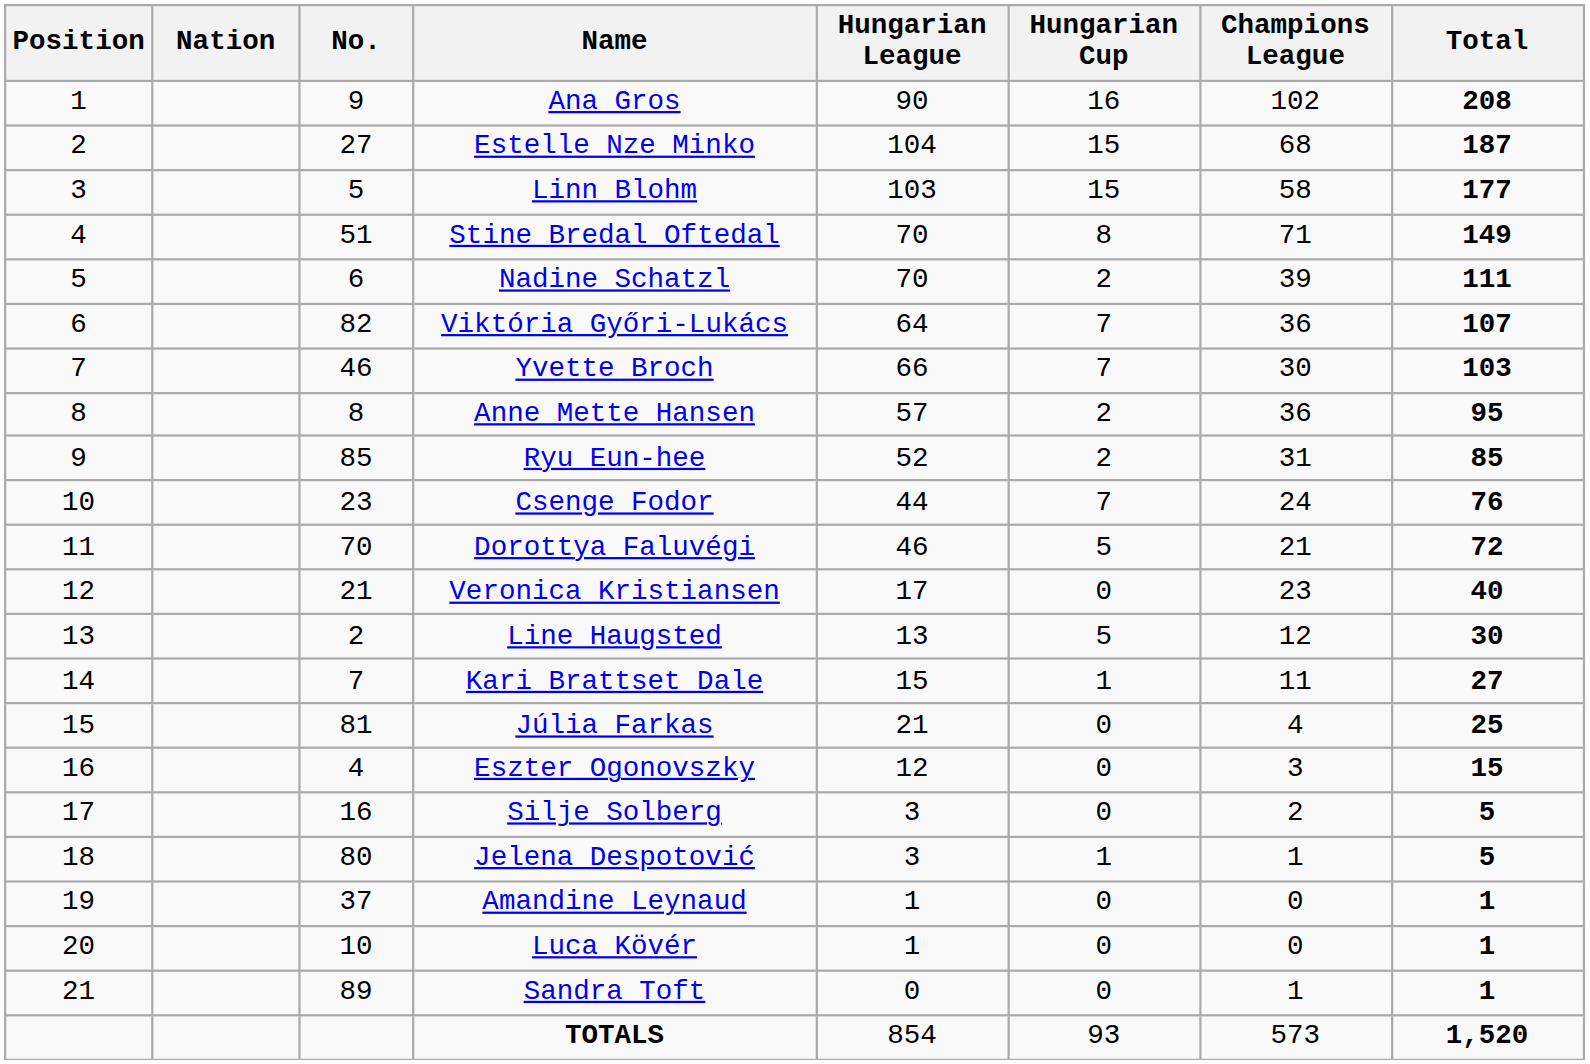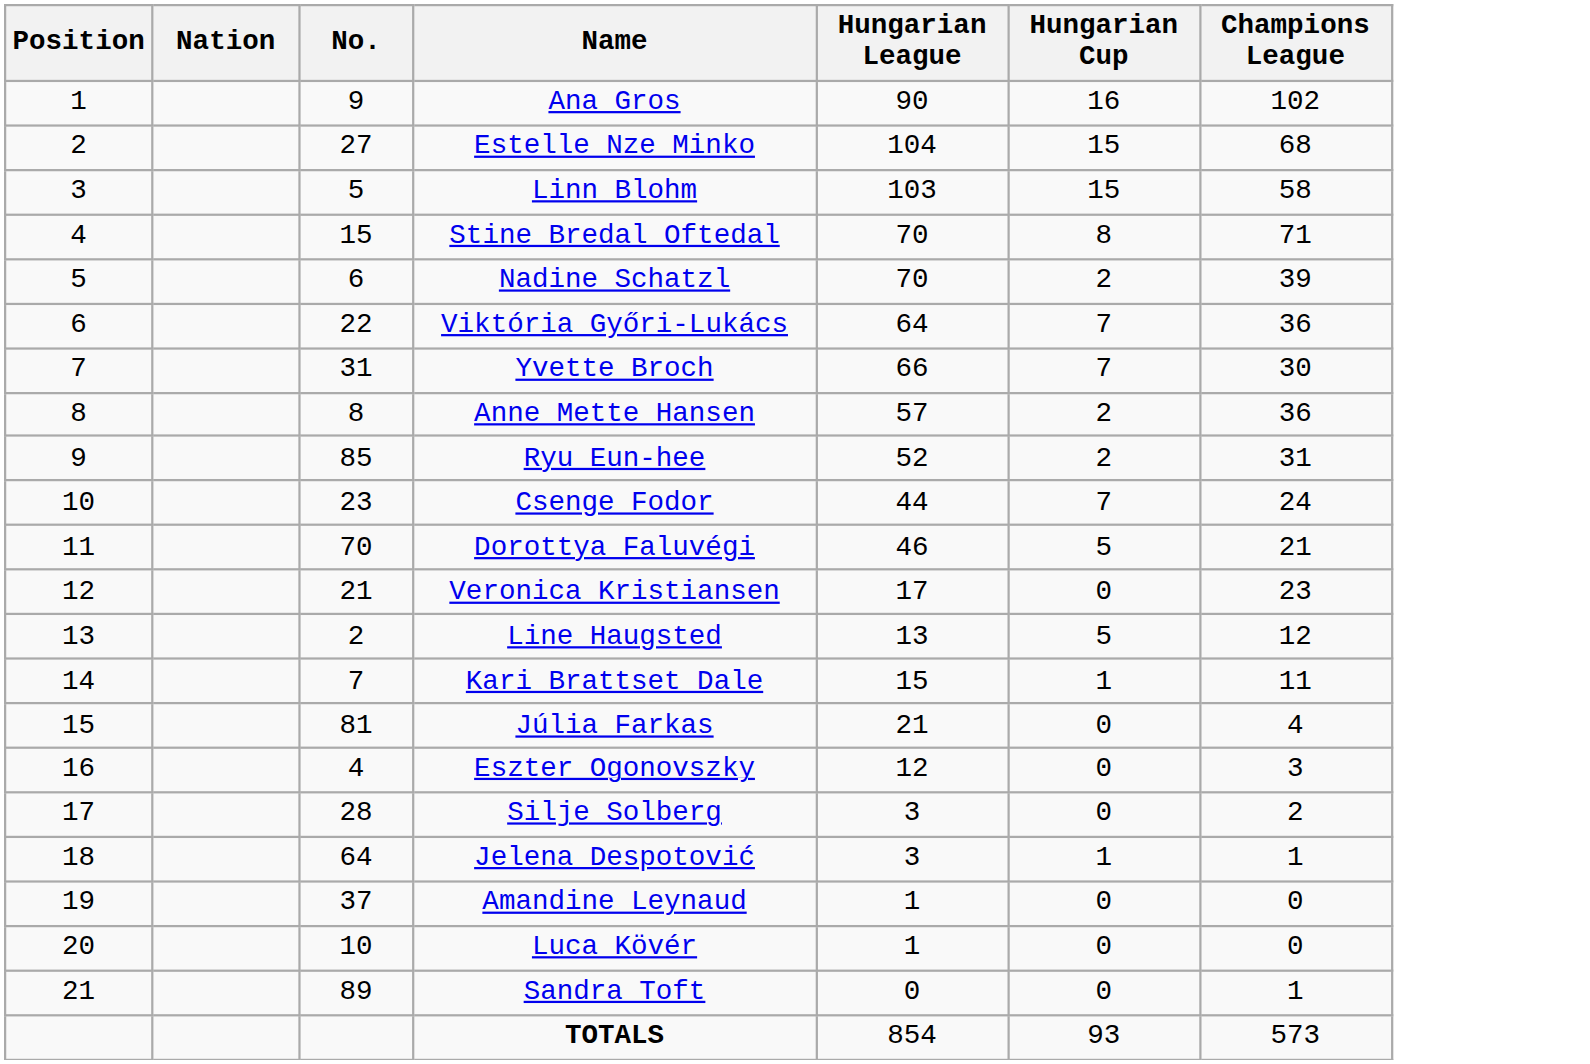- column: (1487, 43)
(356, 237) 51 -> (356, 237) 15
(356, 326) 82 -> (356, 326) 22
(356, 370) 46 -> (356, 370) 31
(356, 815) 16 -> (356, 815) 28
(356, 859) 80 -> (356, 859) 64
